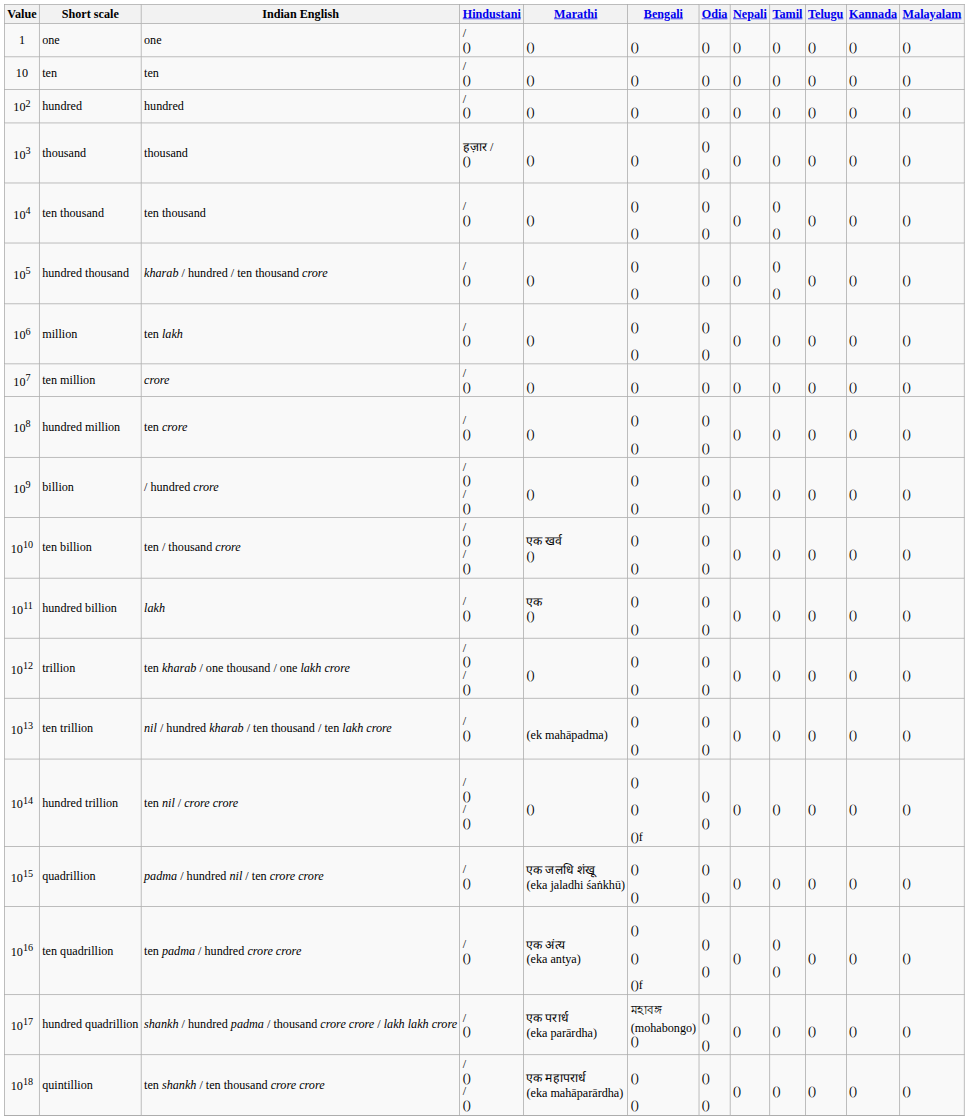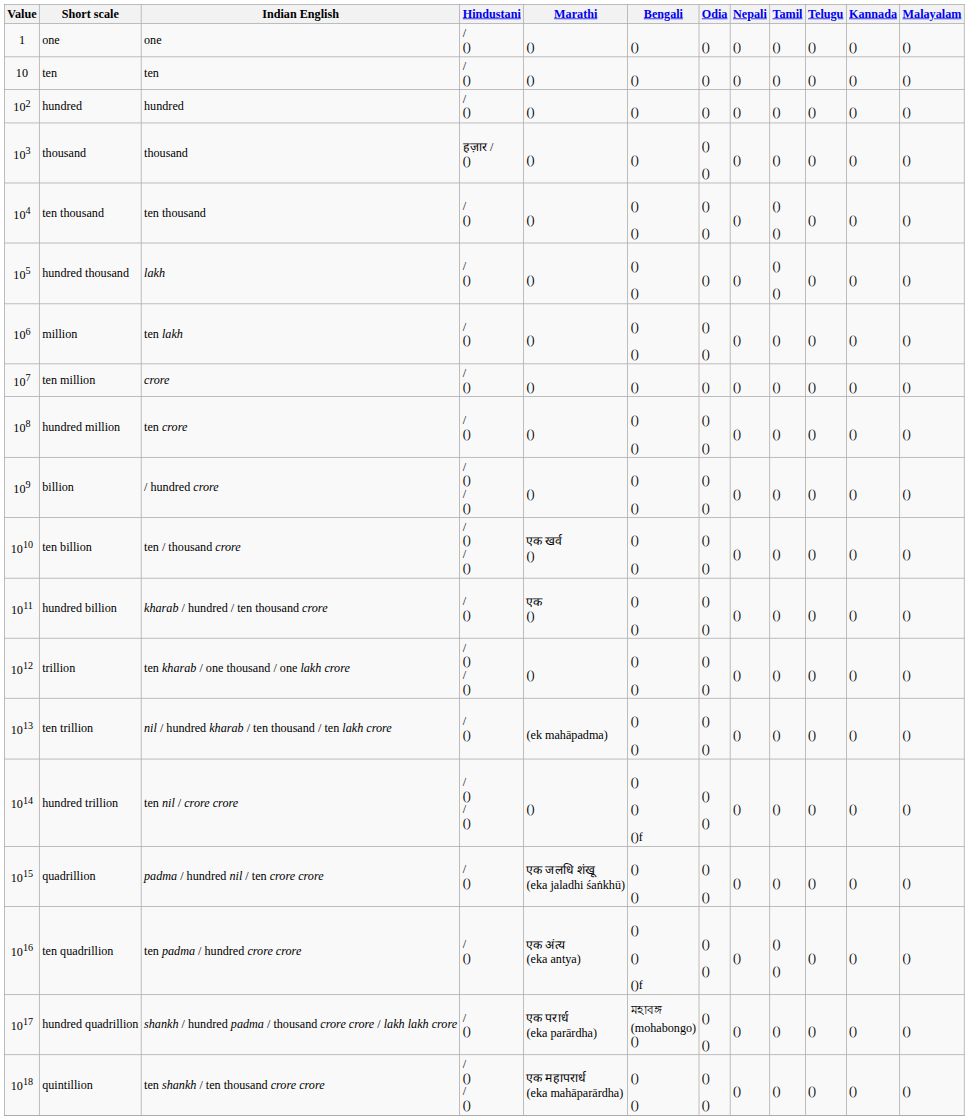(236, 273) kharab / hundred / ten thousand crore -> (154, 273) lakh
(154, 608) lakh -> (236, 608) kharab / hundred / ten thousand crore
